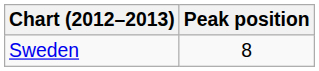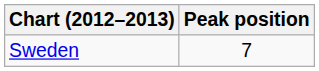(247, 50) 8 -> (247, 50) 7
